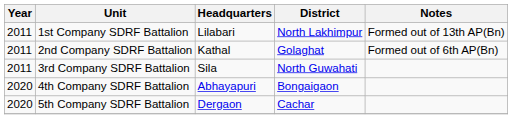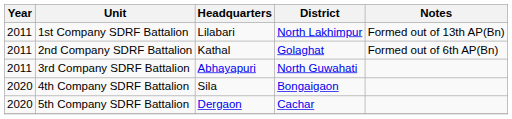(207, 68) Sila -> (227, 68) Abhayapuri
(227, 86) Abhayapuri -> (207, 86) Sila
